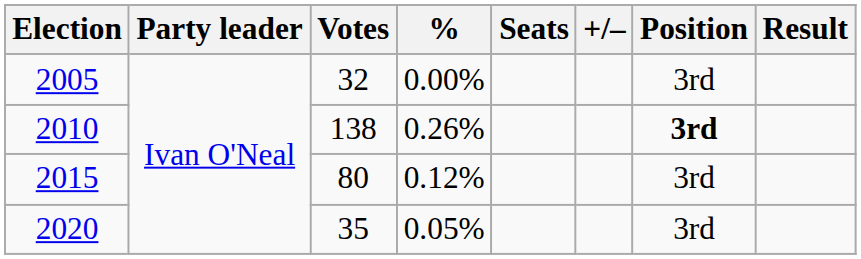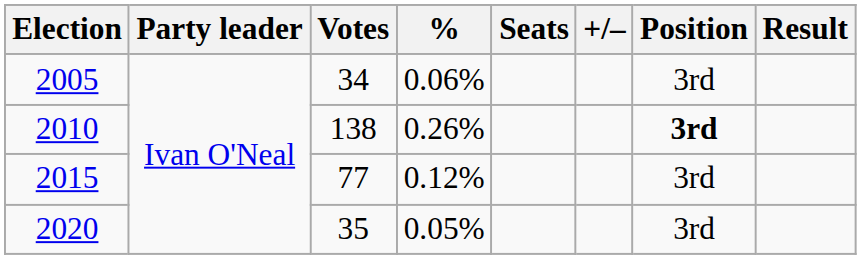(353, 79) 32 -> (353, 79) 34
(444, 79) 0.00% -> (444, 79) 0.06%
(353, 178) 80 -> (353, 178) 77
